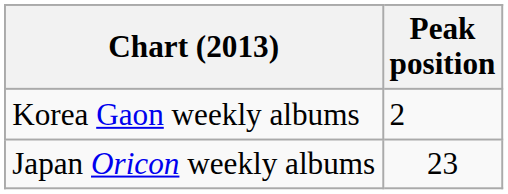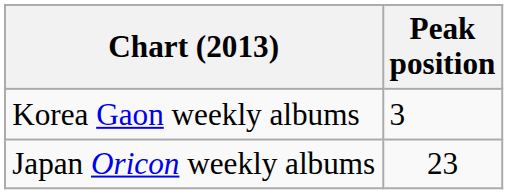(397, 113) 2 -> (397, 113) 3
